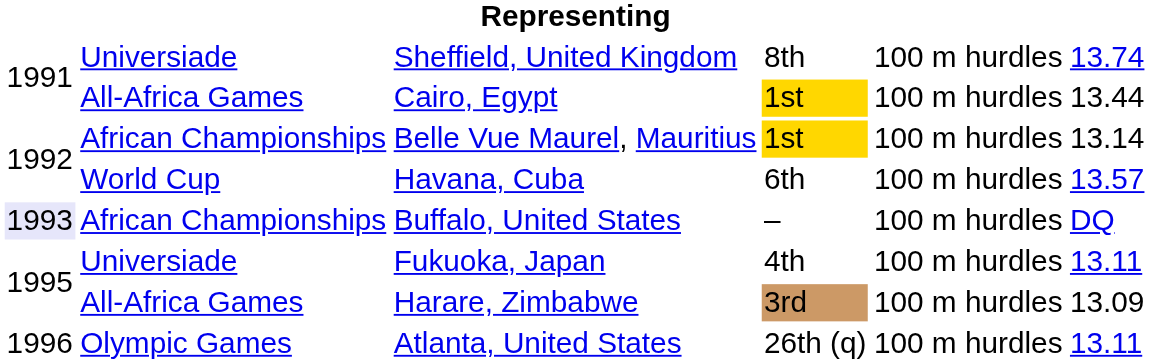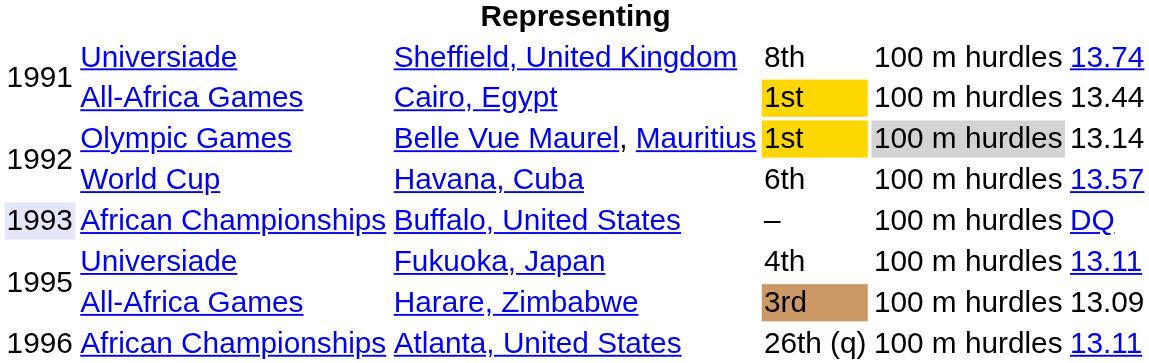(233, 138) African Championships -> (186, 138) Olympic Games
(968, 138) no background -> (968, 138) lightgrey background
(186, 343) Olympic Games -> (233, 343) African Championships
